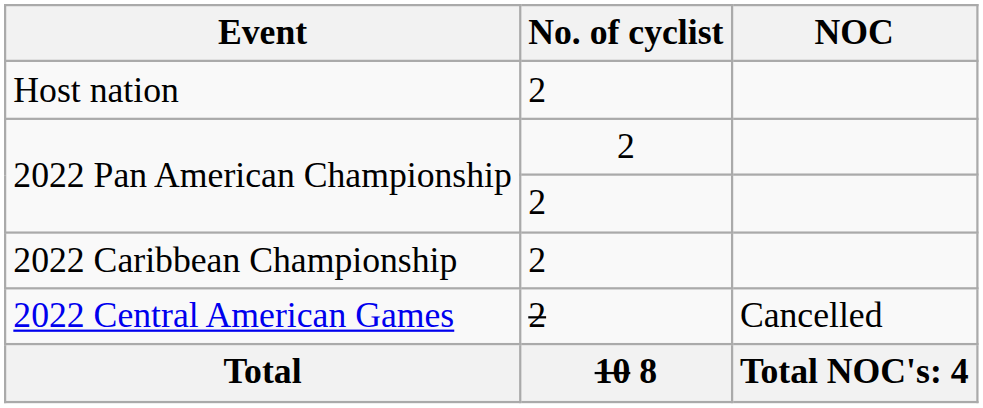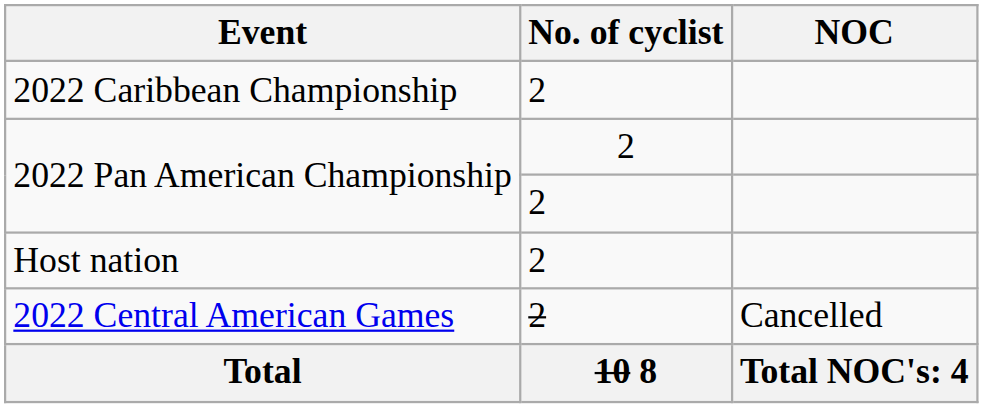rows swapped: (96, 89) <-> (235, 259)
